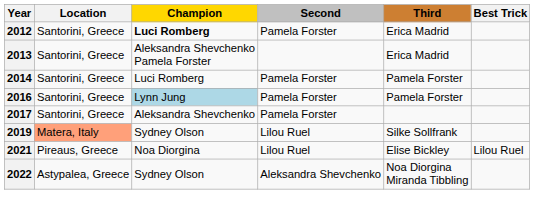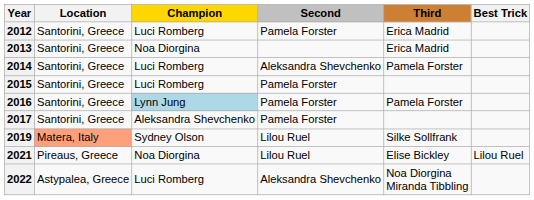(172, 31) bold -> (169, 31) normal
(195, 55) Aleksandra Shevchenko Pamela Forster -> (167, 48) Noa Diorgina
(299, 79) Pamela Forster -> (321, 66) Aleksandra Shevchenko
+ row: (19, 84)
(169, 174) Sydney Olson -> (169, 179) Luci Romberg
